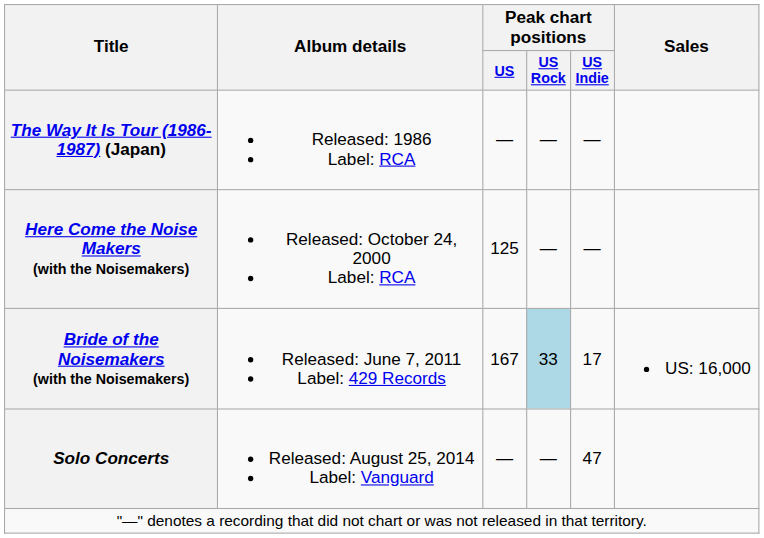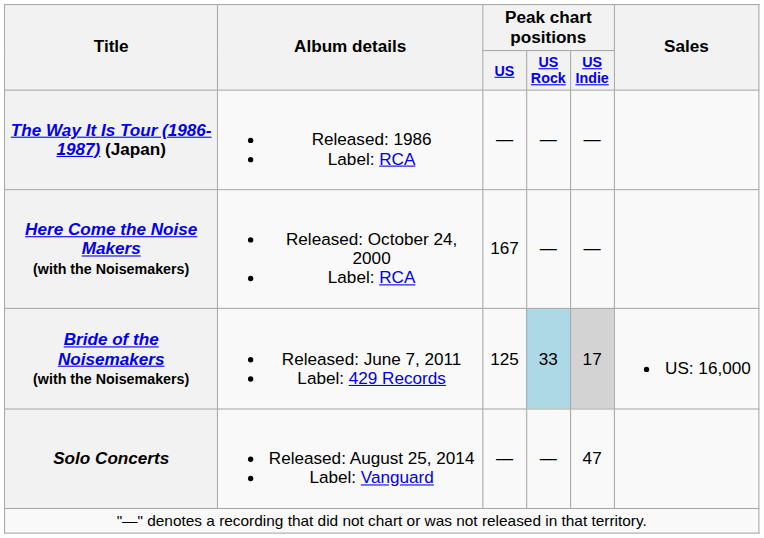(504, 249) 125 -> (504, 249) 167
(504, 358) 167 -> (504, 358) 125
(592, 358) no background -> (592, 358) lightgrey background
